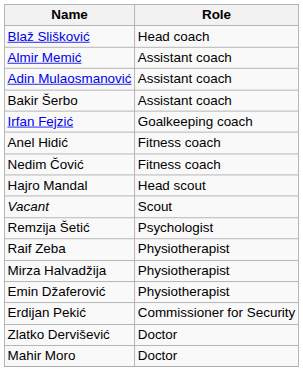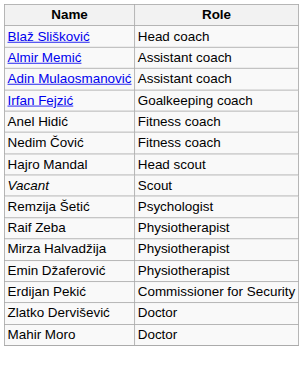- row: (43, 100)
